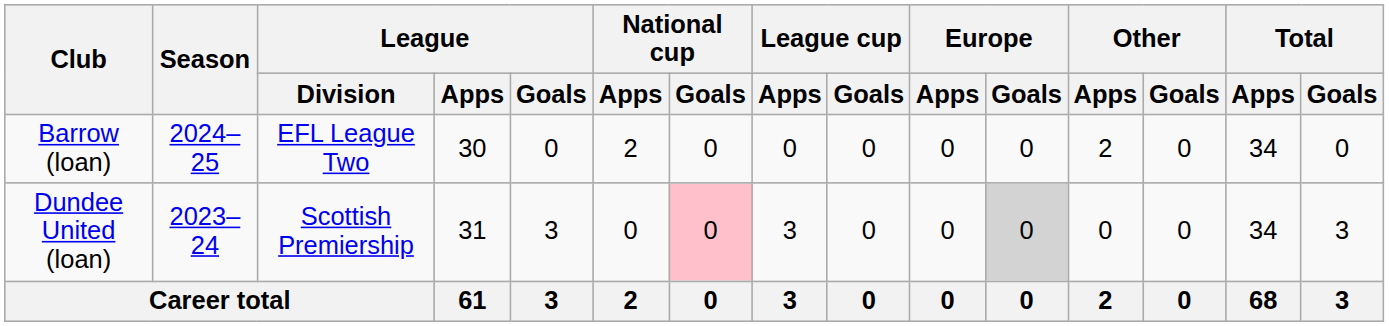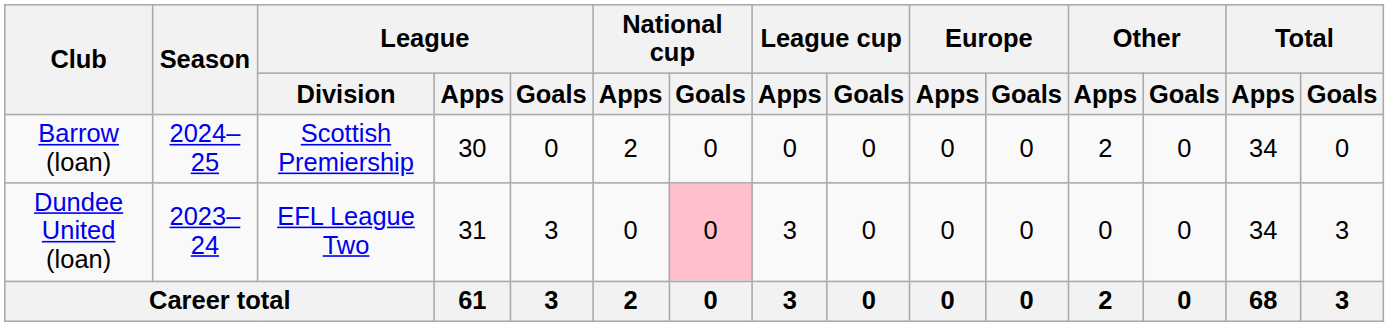(346, 148) EFL League Two -> (346, 148) Scottish Premiership
(346, 231) Scottish Premiership -> (346, 231) EFL League Two
(1027, 231) lightgrey background -> (1027, 231) no background
